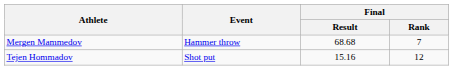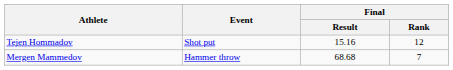rows swapped: (40, 58) <-> (44, 42)
